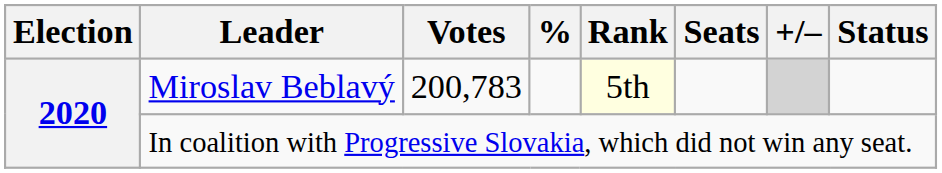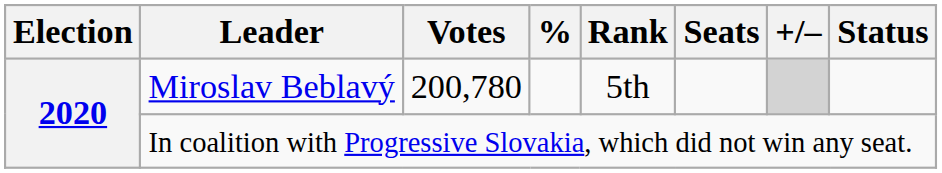(466, 85) 200,783 -> (466, 85) 200,780
(628, 85) lightyellow background -> (628, 85) no background
